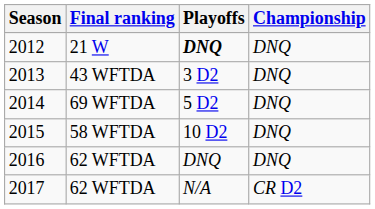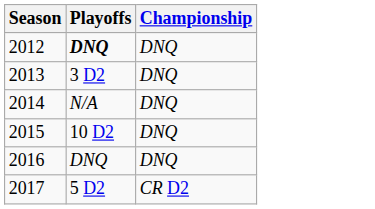- column: (122, 18)
(201, 103) 5 D2 -> (84, 103) N/A
(197, 189) N/A -> (87, 189) 5 D2
